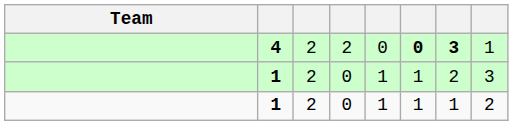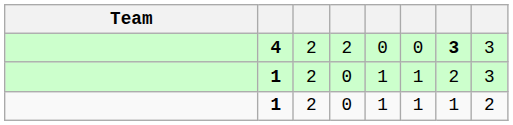(418, 48) bold -> (418, 48) normal
(489, 48) 1 -> (489, 48) 3
